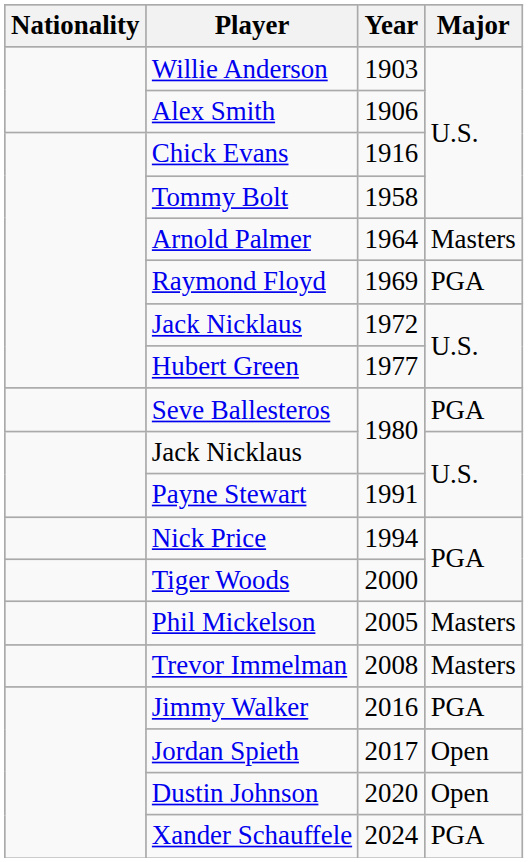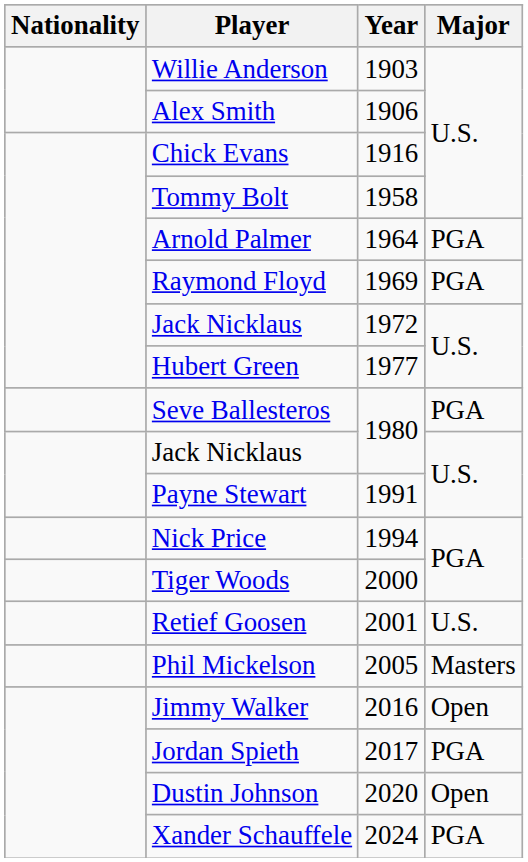(473, 238) Masters -> (458, 238) PGA
+ row: (229, 622)
- row: (250, 665)
(458, 707) PGA -> (460, 707) Open
(460, 750) Open -> (458, 750) PGA
